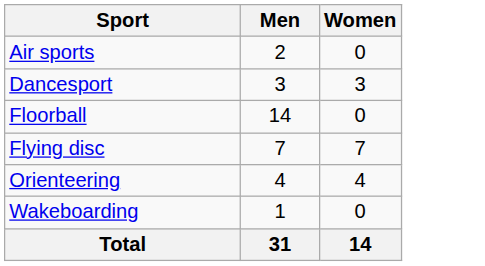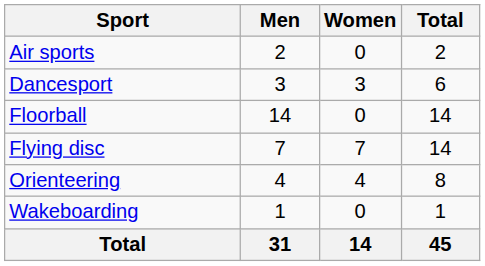+ column: (440, 20)
